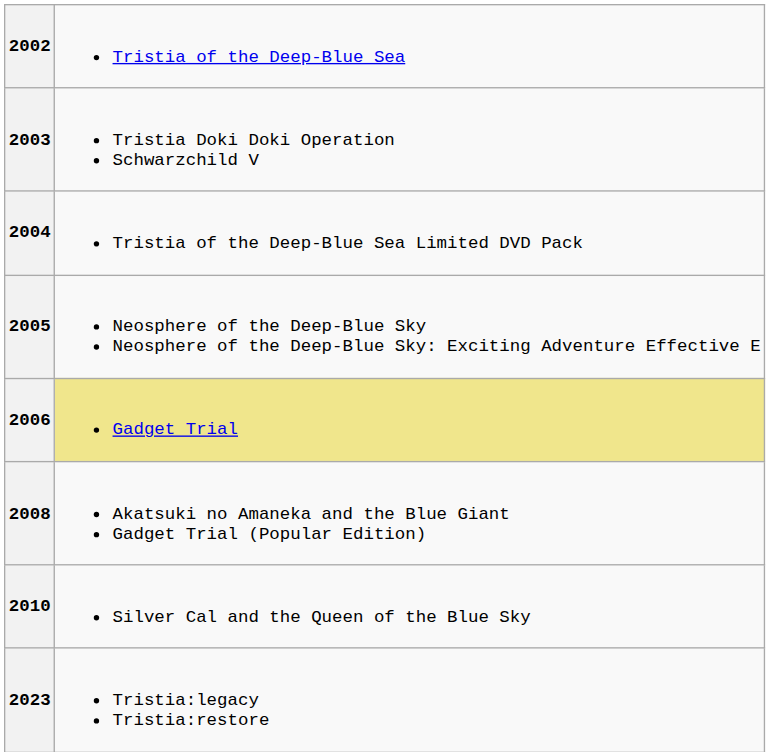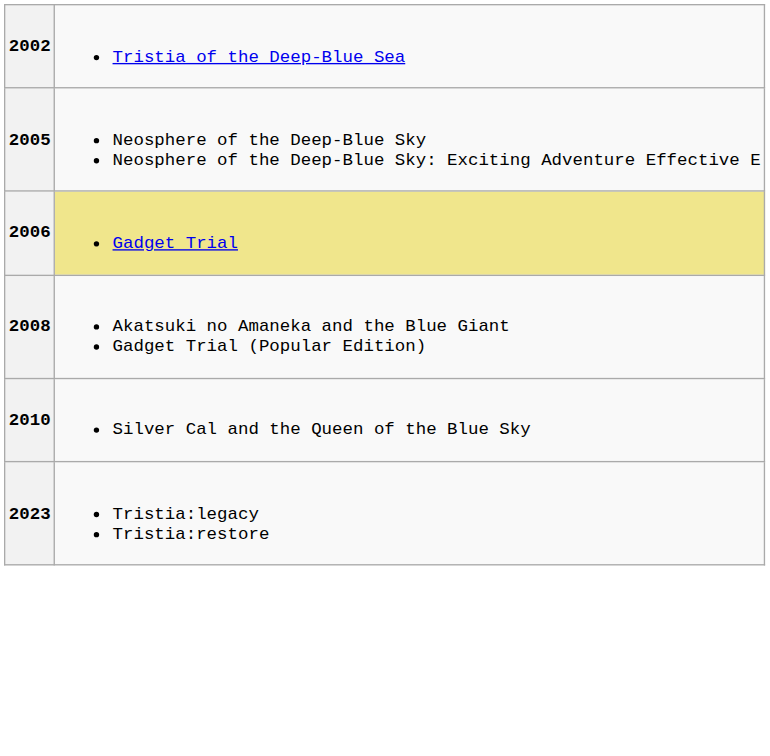- row: (30, 140)
- row: (30, 233)
